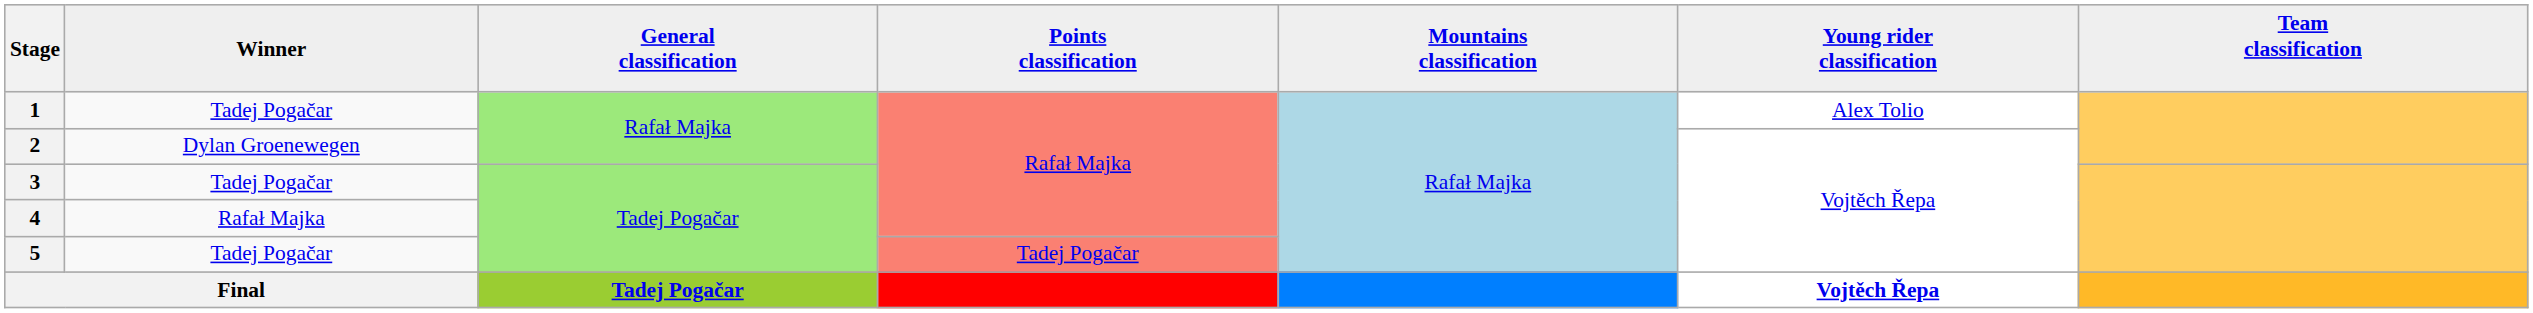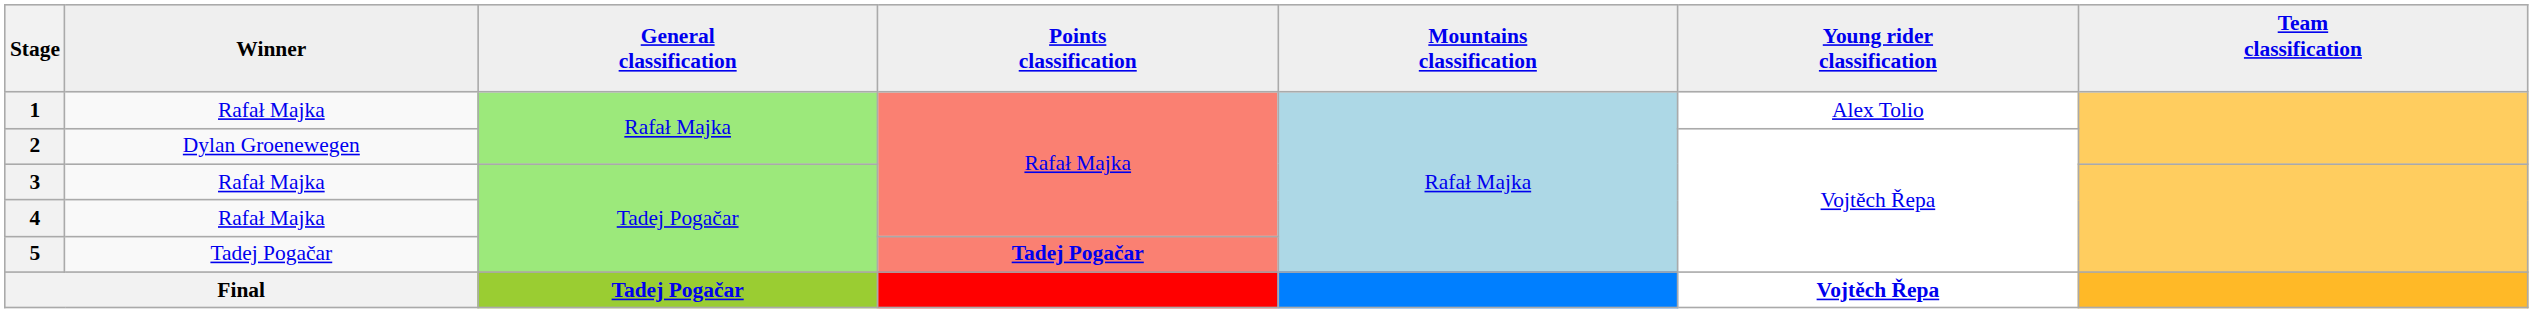(271, 110) Tadej Pogačar -> (271, 110) Rafał Majka
(271, 182) Tadej Pogačar -> (271, 182) Rafał Majka
(1078, 253) normal -> (1078, 253) bold
